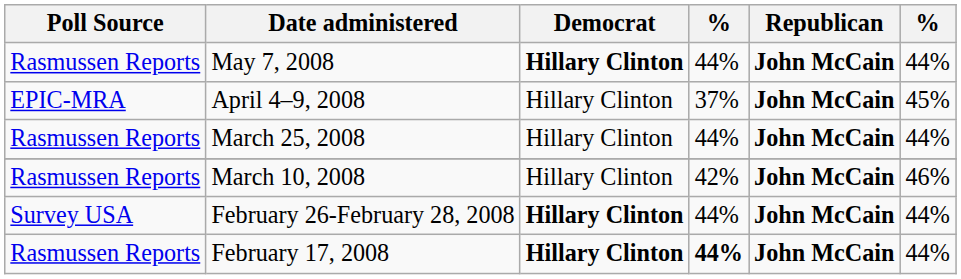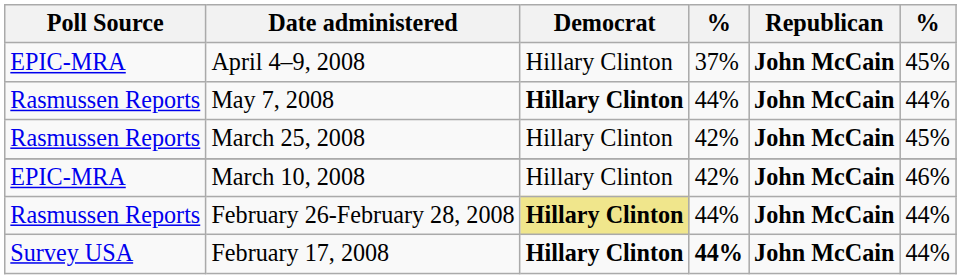rows swapped: (273, 61) <-> (288, 100)
(717, 138) 44% -> (717, 138) 42%
(928, 138) 44% -> (928, 138) 45%
(105, 176) Rasmussen Reports -> (68, 176) EPIC-MRA
(72, 215) Survey USA -> (105, 215) Rasmussen Reports
(605, 215) no background -> (605, 215) khaki background
(105, 253) Rasmussen Reports -> (72, 253) Survey USA
